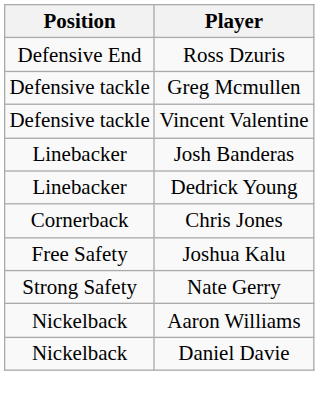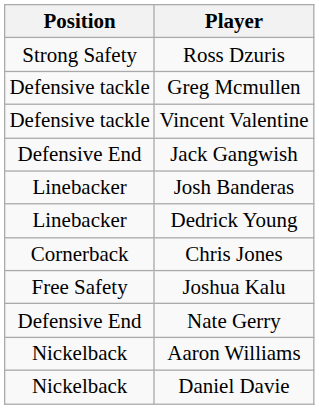(80, 54) Defensive End -> (80, 54) Strong Safety
+ row: (234, 154)
(80, 287) Strong Safety -> (80, 320) Defensive End
